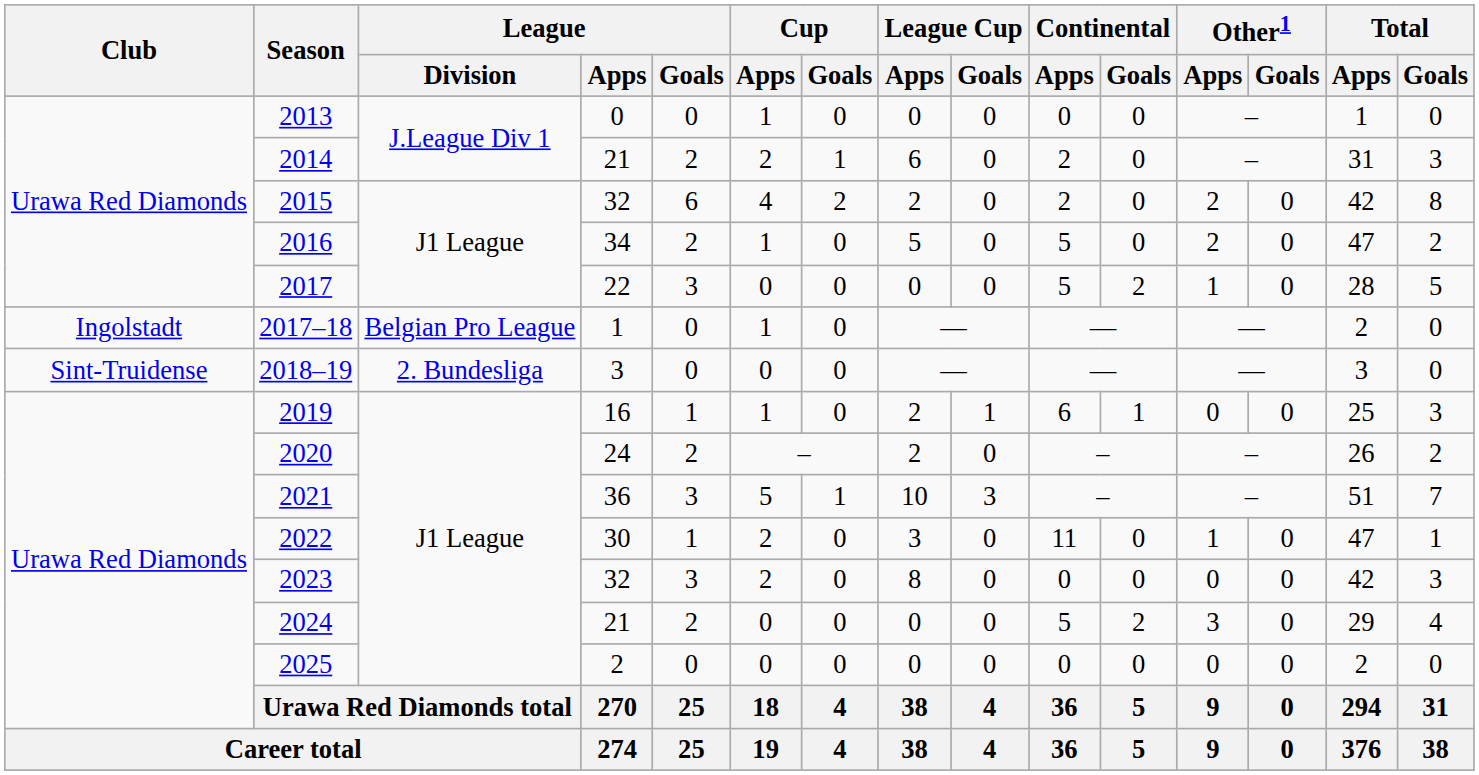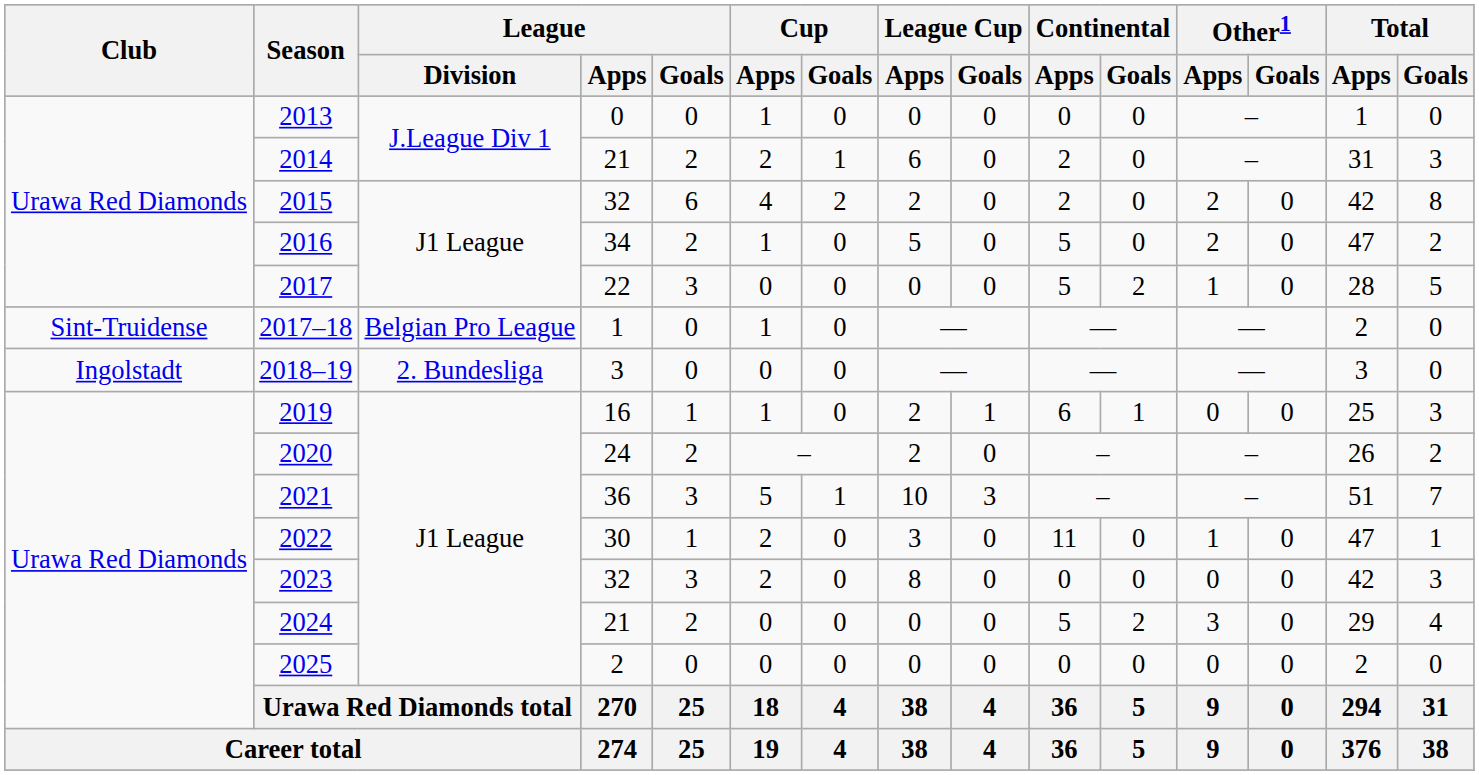(129, 327) Ingolstadt -> (129, 327) Sint-Truidense
(129, 369) Sint-Truidense -> (129, 369) Ingolstadt
